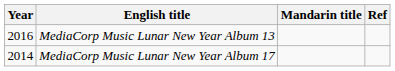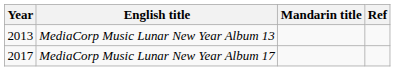(20, 35) 2016 -> (20, 35) 2013
(20, 55) 2014 -> (20, 55) 2017
